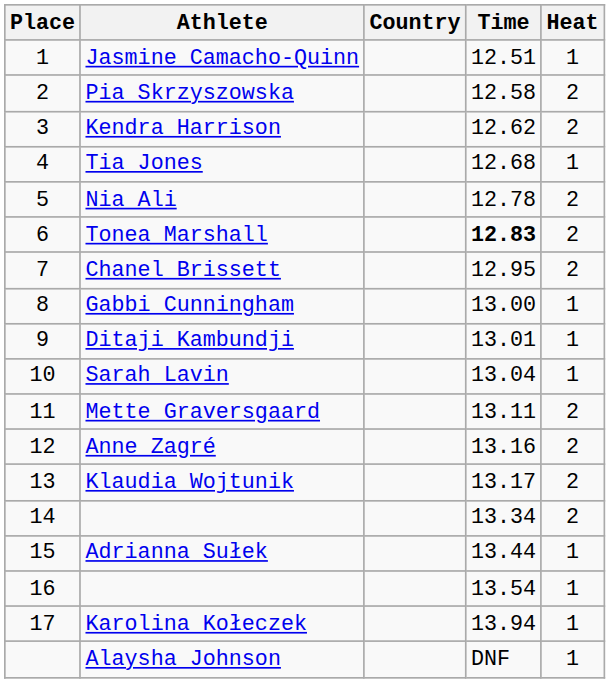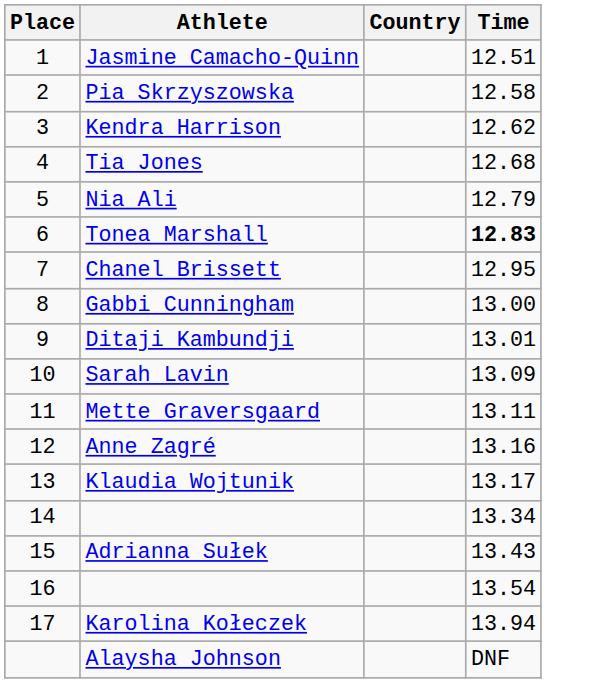- column: (573, 23)
(504, 199) 12.78 -> (504, 199) 12.79
(504, 376) 13.04 -> (504, 376) 13.09
(504, 553) 13.44 -> (504, 553) 13.43
